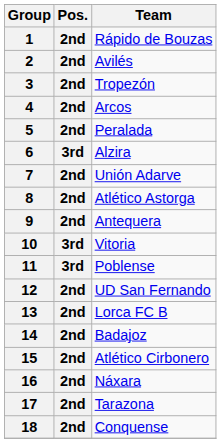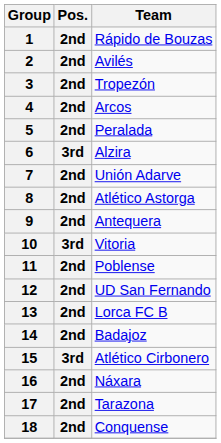(73, 267) 3rd -> (73, 267) 2nd
(73, 358) 2nd -> (73, 358) 3rd
